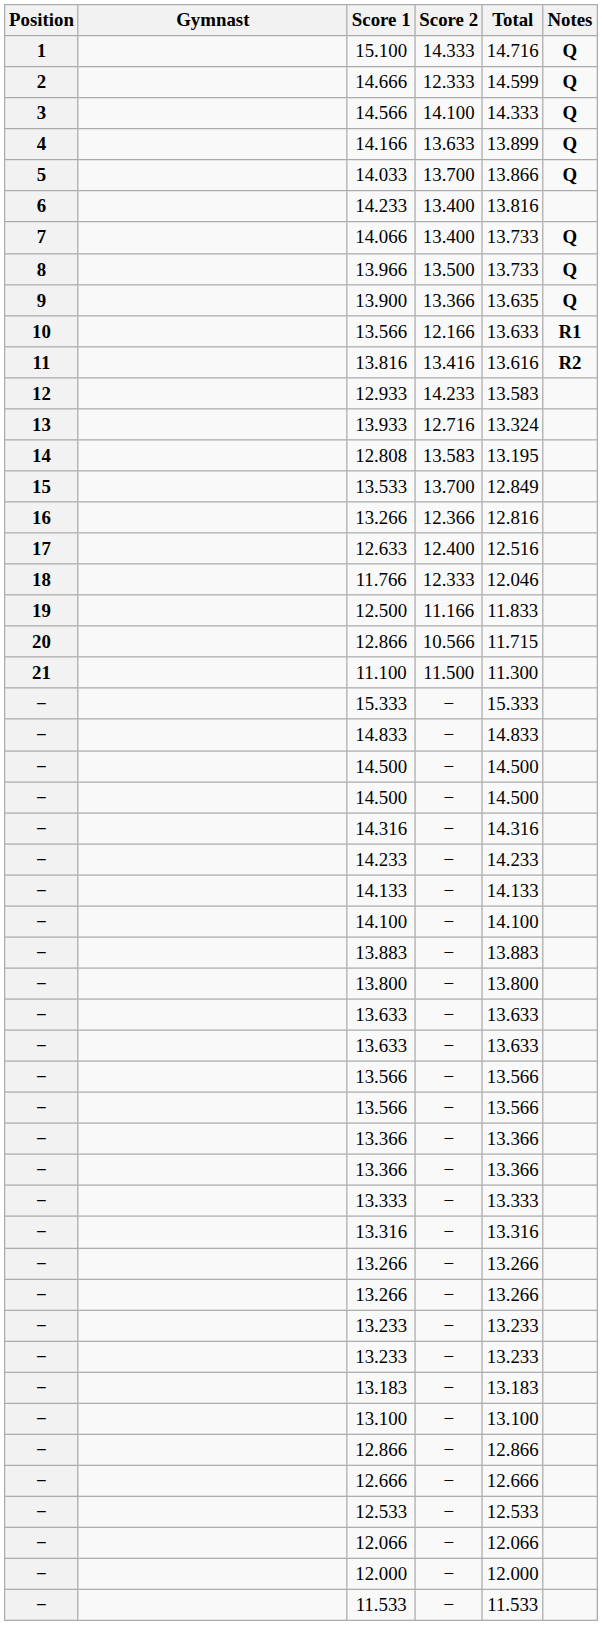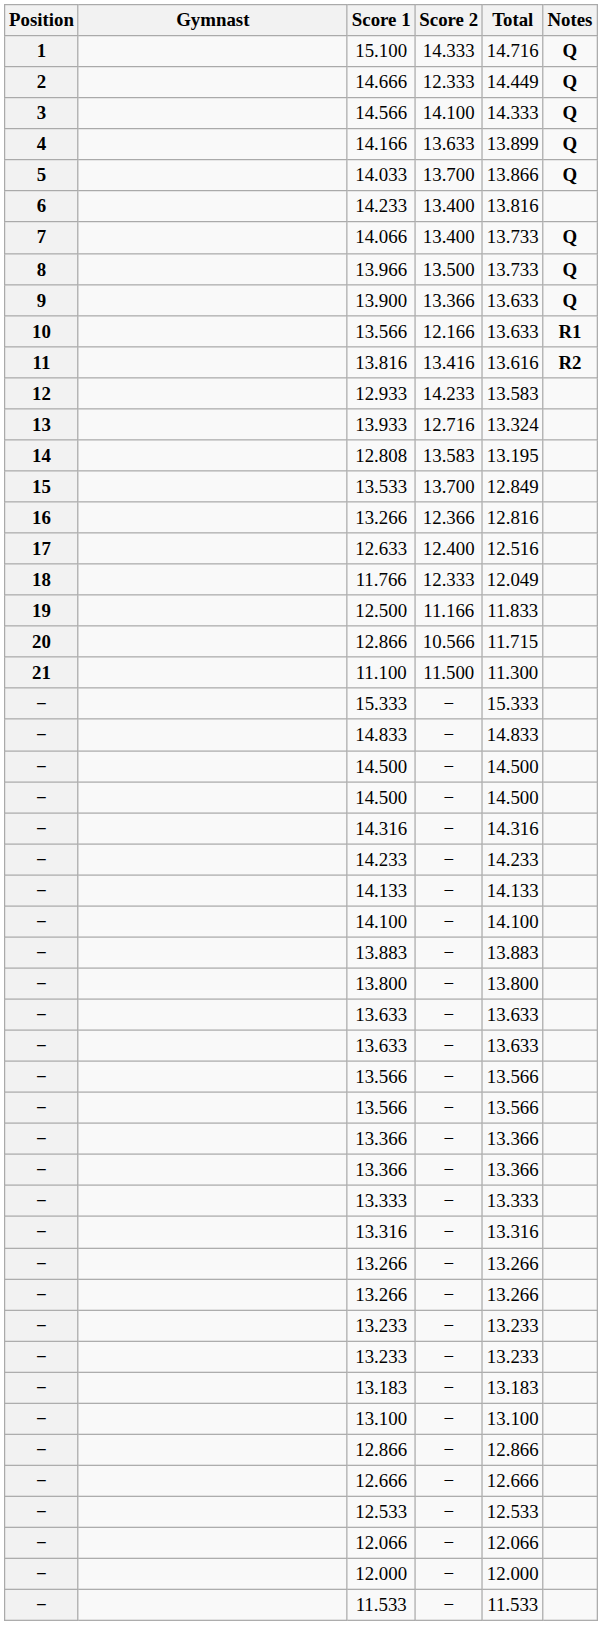(513, 82) 14.599 -> (513, 82) 14.449
(513, 299) 13.635 -> (513, 299) 13.633
(513, 579) 12.046 -> (513, 579) 12.049
